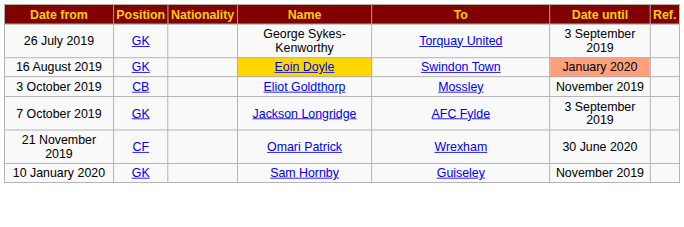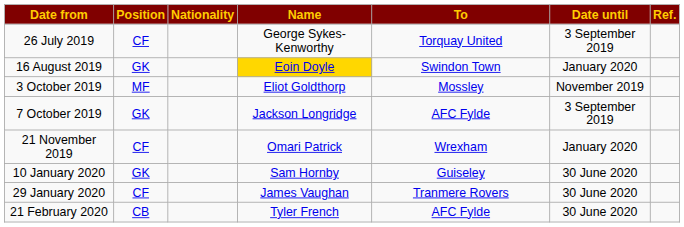(141, 41) GK -> (141, 41) CF
(600, 67) lightsalmon background -> (600, 67) no background
(141, 87) CB -> (141, 87) MF
(600, 147) 30 June 2020 -> (600, 147) January 2020
(600, 173) November 2019 -> (600, 173) 30 June 2020
+ row: (59, 193)
+ row: (59, 212)
